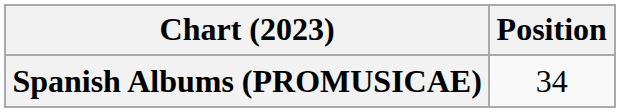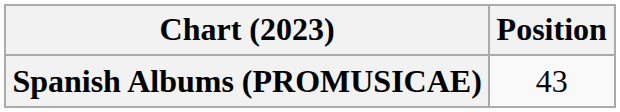(552, 80) 34 -> (552, 80) 43
